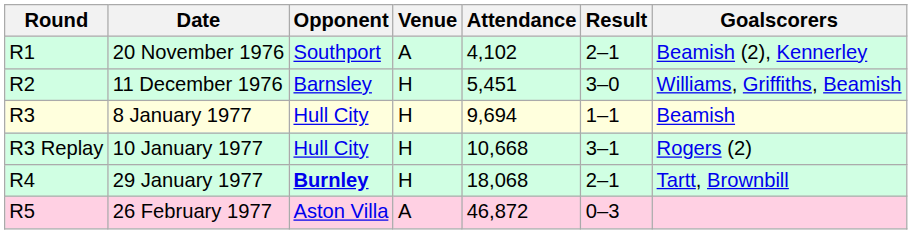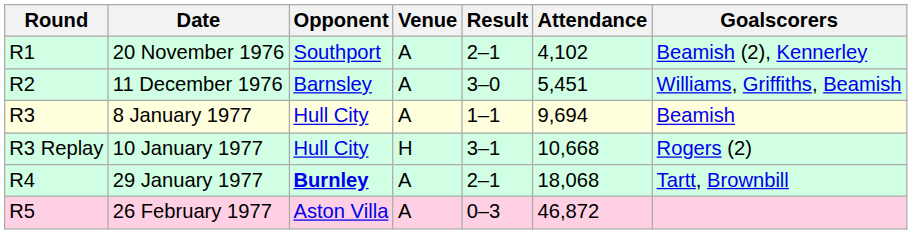columns swapped: (617, 20) <-> (522, 20)
(405, 84) H -> (405, 84) A
(405, 116) H -> (405, 116) A
(405, 180) H -> (405, 180) A
